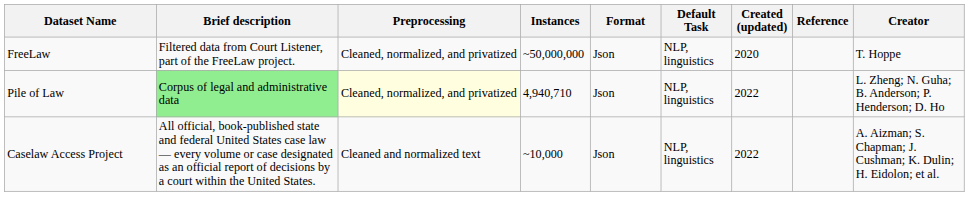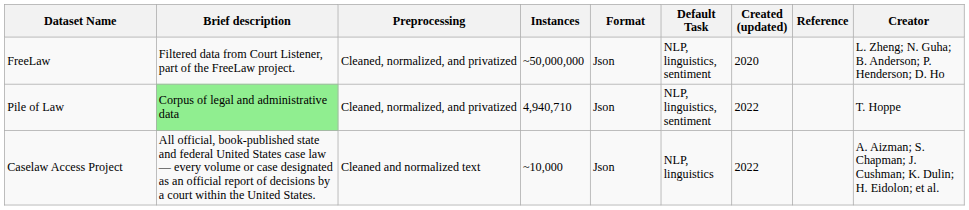(689, 53) NLP, linguistics -> (690, 60) NLP, linguistics, sentiment
(878, 53) T. Hoppe -> (904, 60) L. Zheng; N. Guha; B. Anderson; P. Henderson; D. Ho
(429, 93) lightyellow background -> (429, 107) no background
(689, 93) NLP, linguistics -> (690, 107) NLP, linguistics, sentiment
(904, 93) L. Zheng; N. Guha; B. Anderson; P. Henderson; D. Ho -> (878, 107) T. Hoppe
